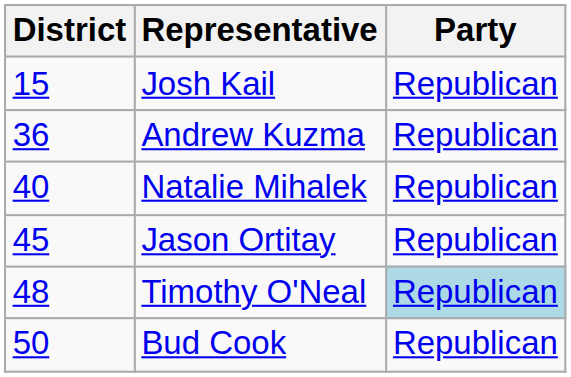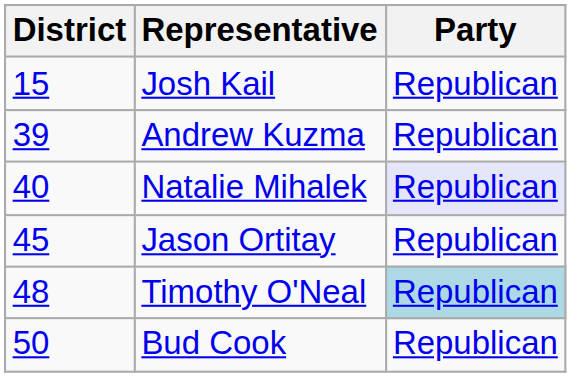(31, 135) 36 -> (31, 135) 39
(475, 187) no background -> (475, 187) lavender background
